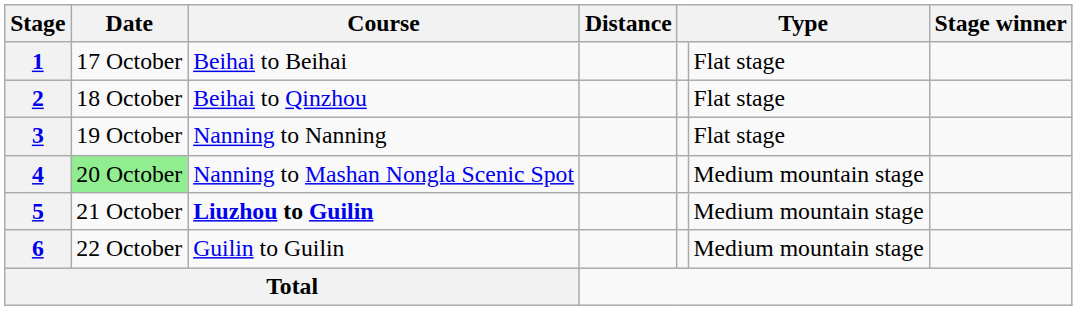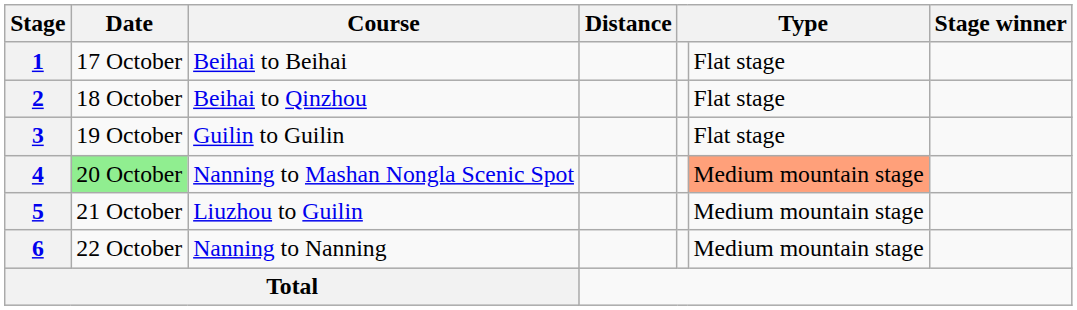(290, 135) Nanning to Nanning -> (269, 135) Guilin to Guilin
(809, 173) no background -> (809, 173) lightsalmon background
(283, 211) bold -> (278, 211) normal
(269, 248) Guilin to Guilin -> (290, 248) Nanning to Nanning
